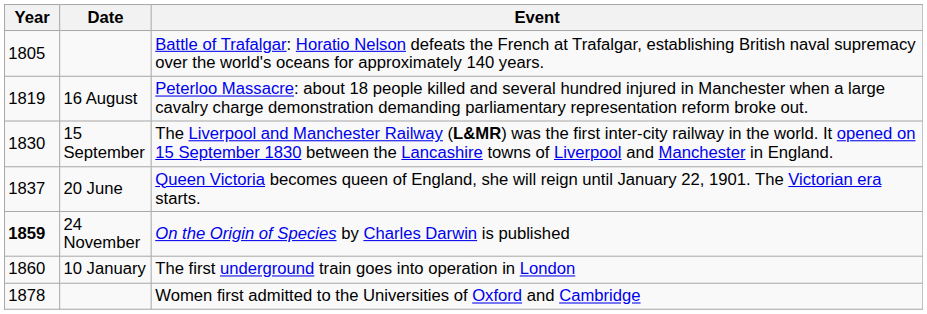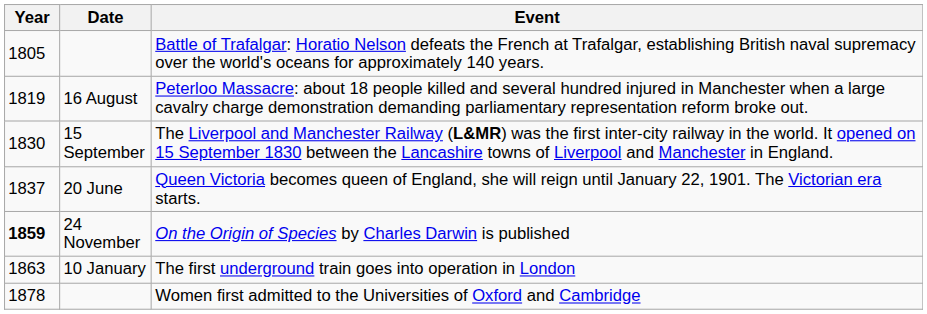(27, 269) 1860 -> (27, 269) 1863
